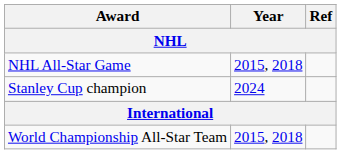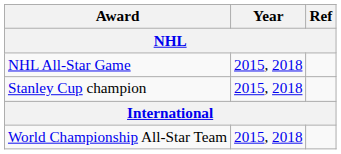(249, 88) 2024 -> (268, 88) 2015, 2018
